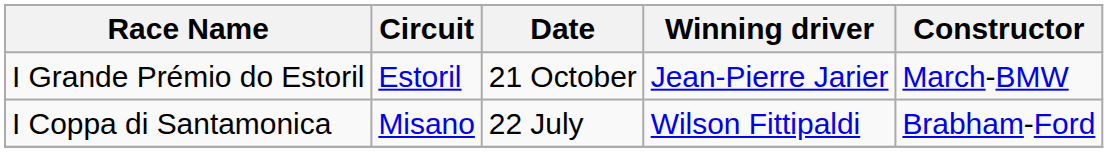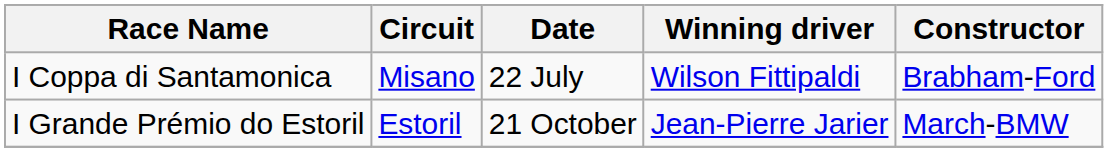rows swapped: (172, 124) <-> (188, 76)
